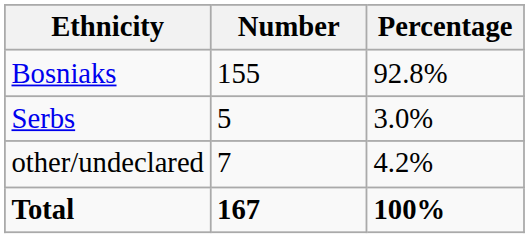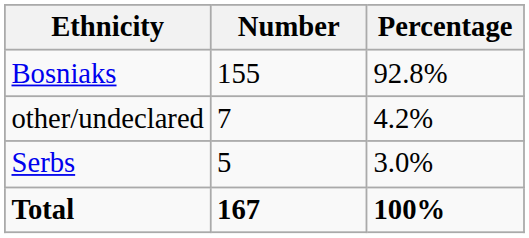rows swapped: (43, 118) <-> (108, 163)
